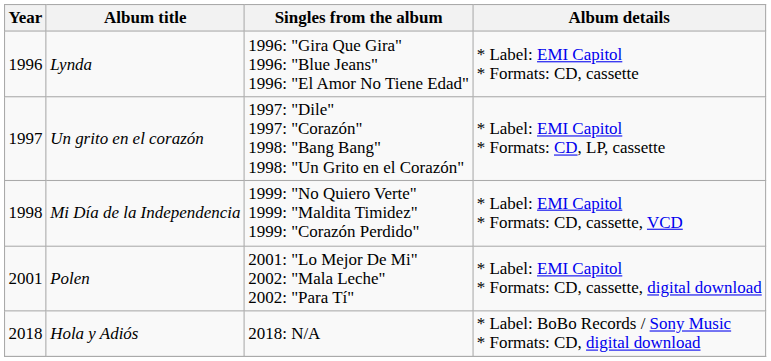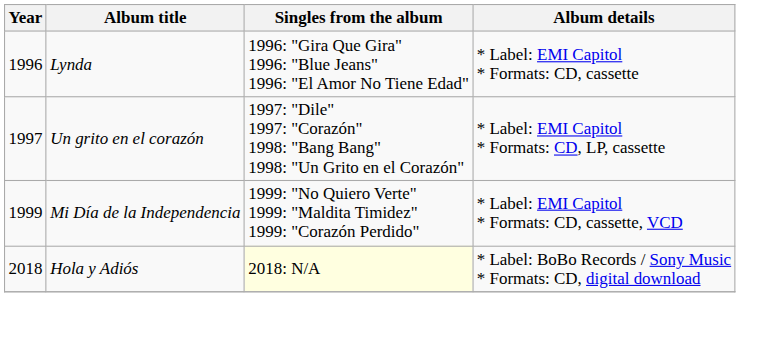(25, 213) 1998 -> (25, 213) 1999
- row: (70, 278)
(284, 333) no background -> (284, 268) lightyellow background
